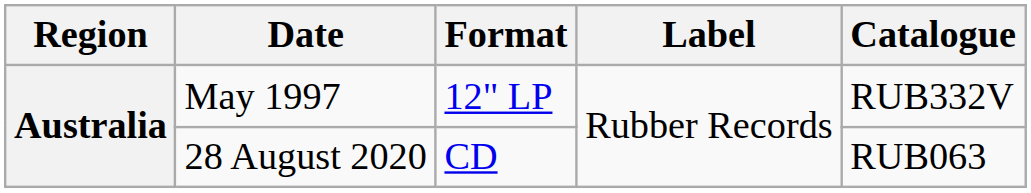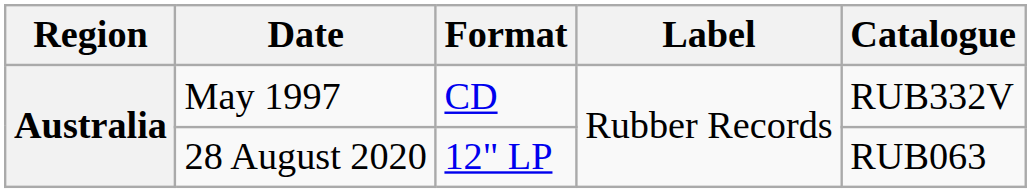(498, 95) 12" LP -> (471, 95) CD
(471, 156) CD -> (498, 156) 12" LP
